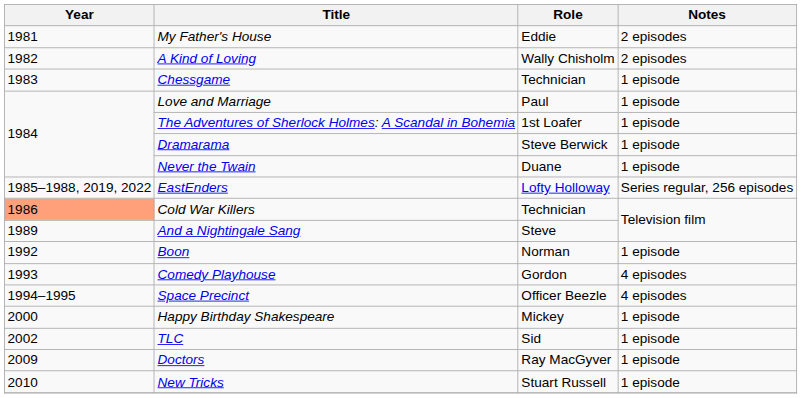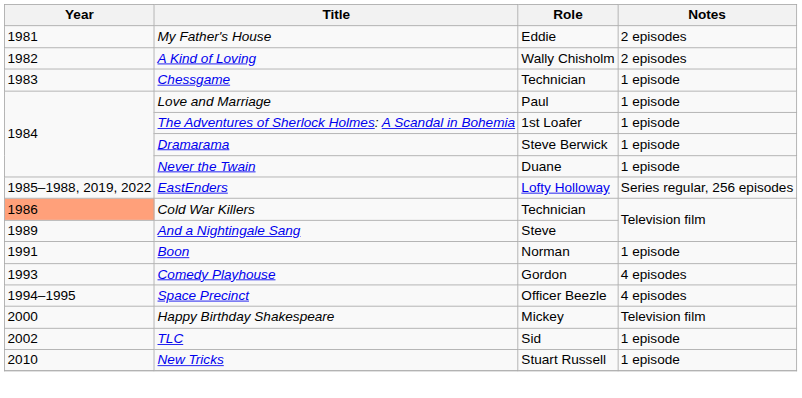(23, 252) 1992 -> (23, 252) 1991
(650, 317) 1 episode -> (663, 317) Television film
- row: (181, 360)
